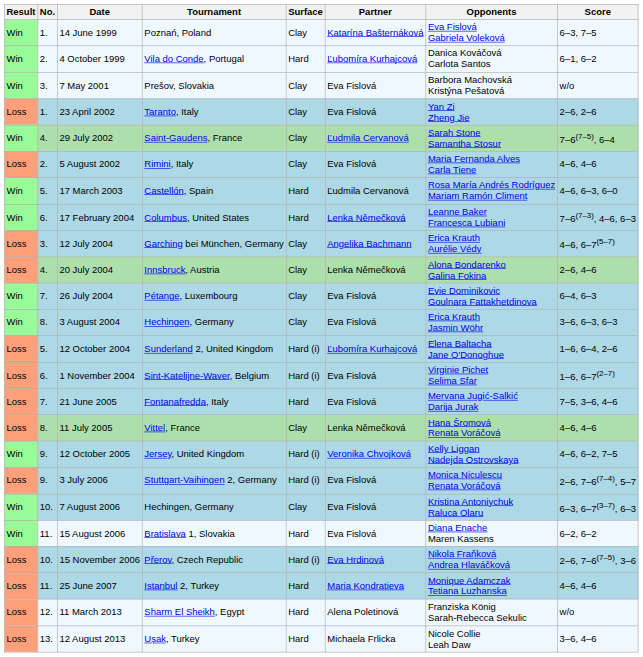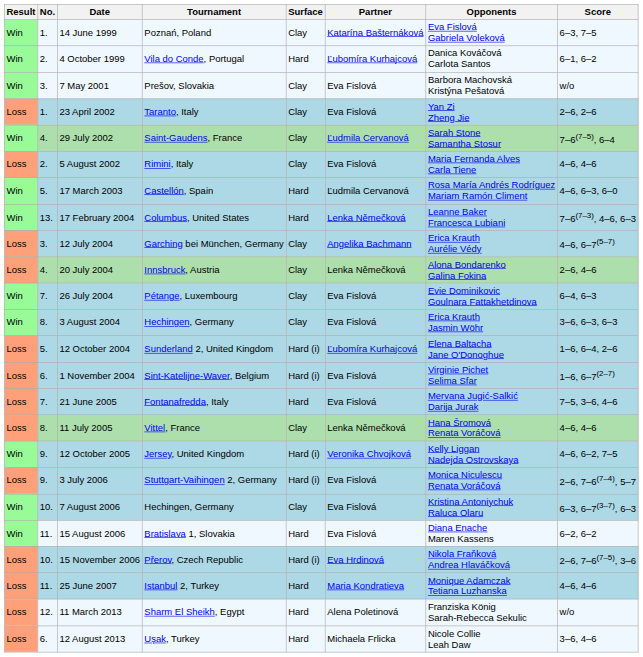(44, 216) 6. -> (46, 216) 13.
(46, 638) 13. -> (44, 638) 6.
